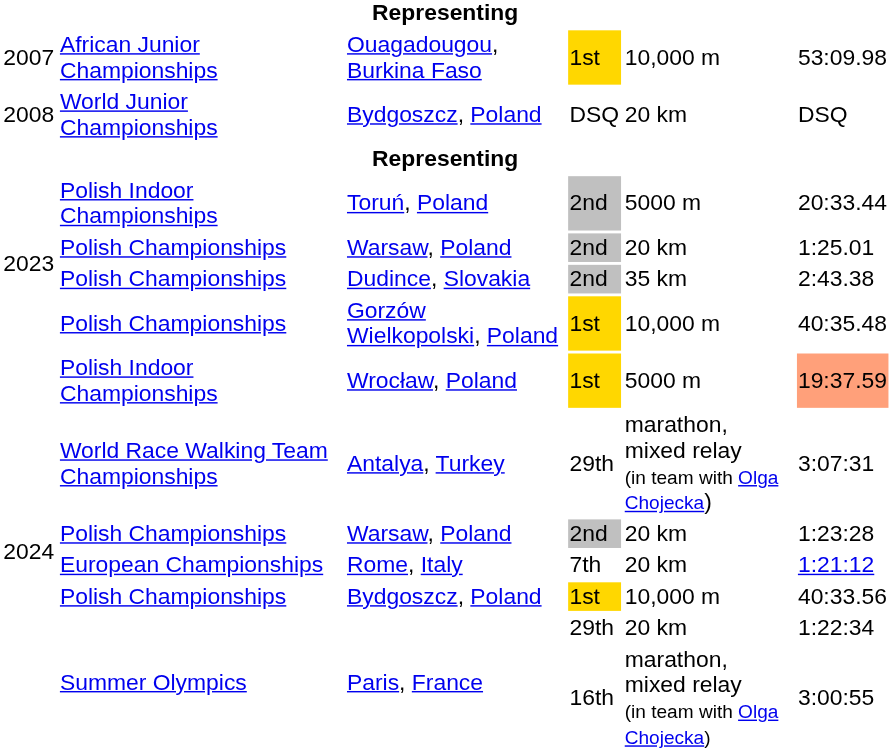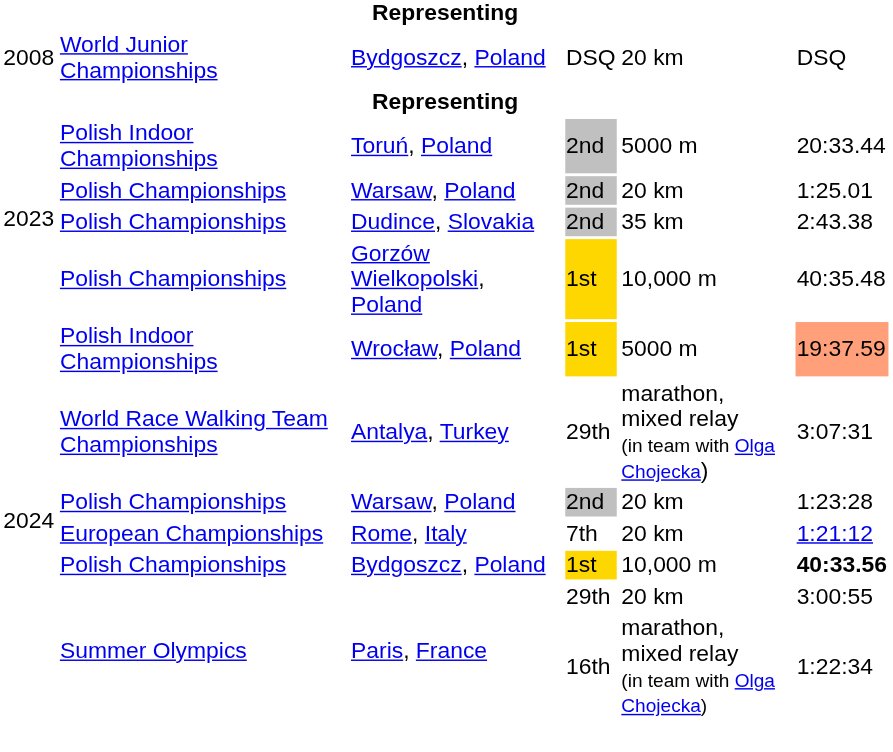- row: (423, 57)
(842, 596) normal -> (842, 564) bold
(836, 627) 1:22:34 -> (835, 596) 3:00:55
(836, 697) 3:00:55 -> (835, 666) 1:22:34
